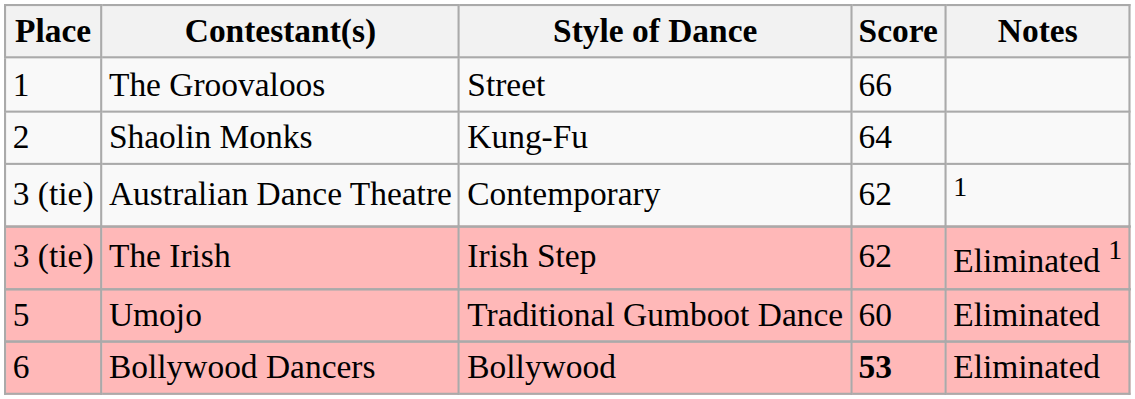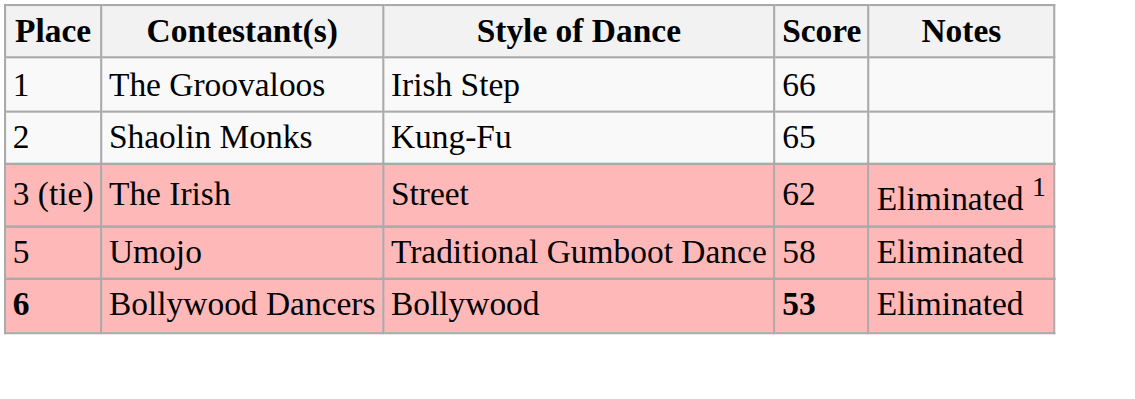(506, 84) Street -> (455, 84) Irish Step
(875, 137) 64 -> (799, 137) 65
- row: (280, 194)
(532, 256) Irish Step -> (430, 194) Street
(875, 314) 60 -> (799, 252) 58
(21, 367) normal -> (21, 305) bold
